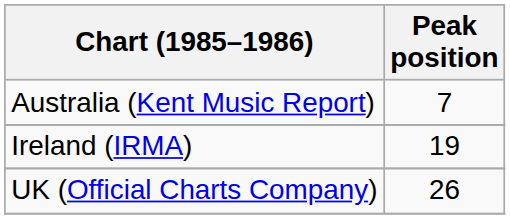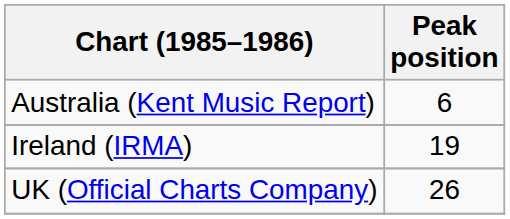(444, 102) 7 -> (444, 102) 6
